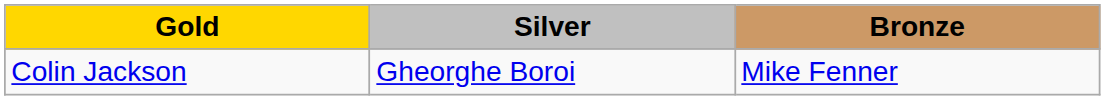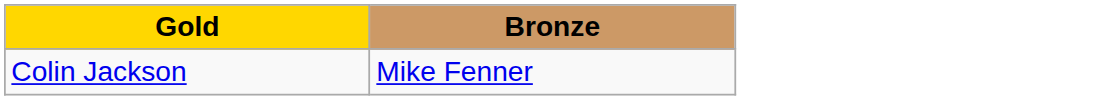- column: (552, 26)
